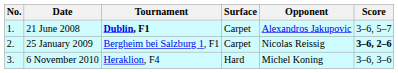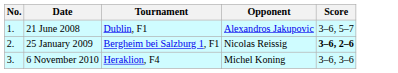- column: (241, 12)
(127, 28) bold -> (125, 28) normal
